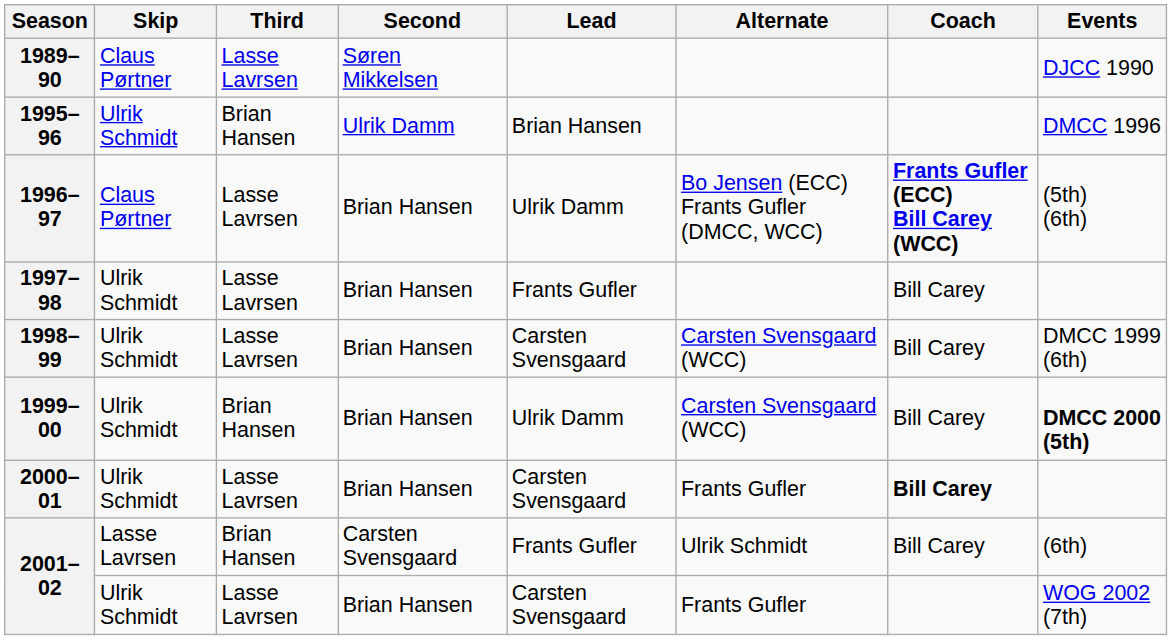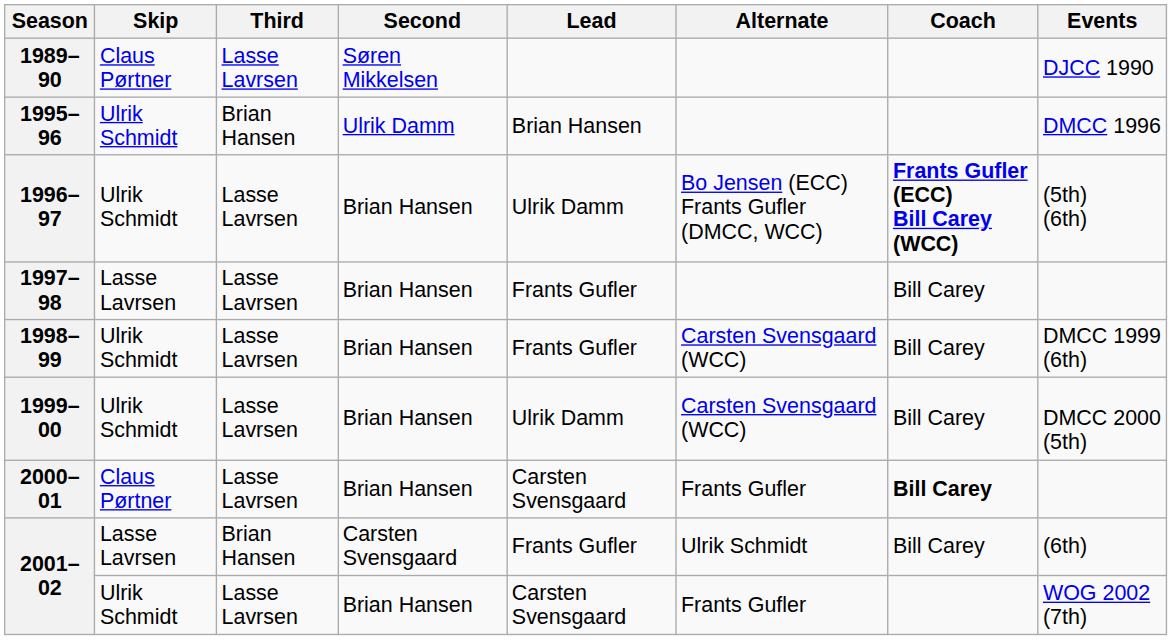(136, 207) Claus Pørtner -> (139, 207) Ulrik Schmidt
(139, 290) Ulrik Schmidt -> (138, 290) Lasse Lavrsen
(569, 348) Carsten Svensgaard -> (574, 348) Frants Gufler
(258, 418) Brian Hansen -> (260, 418) Lasse Lavrsen
(1102, 430) bold -> (1102, 430) normal
(139, 488) Ulrik Schmidt -> (136, 488) Claus Pørtner
